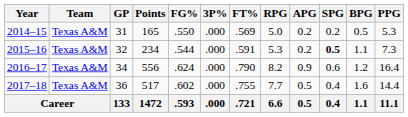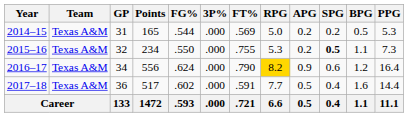(184, 31) .550 -> (184, 31) .544
(184, 49) .544 -> (184, 49) .550
(245, 49) .591 -> (245, 49) .755
(275, 67) no background -> (275, 67) gold background
(245, 85) .755 -> (245, 85) .591
